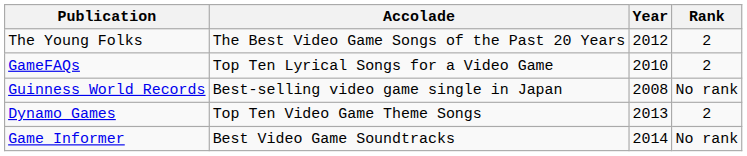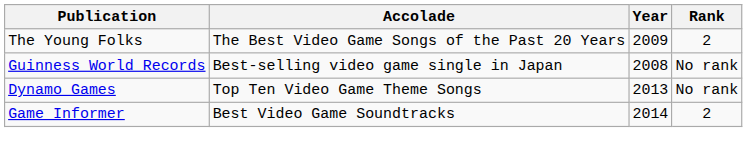(650, 41) 2012 -> (650, 41) 2009
- row: (44, 65)
(707, 114) 2 -> (707, 90) No rank
(707, 139) No rank -> (707, 114) 2
